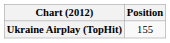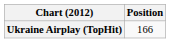(145, 29) 155 -> (145, 29) 166
